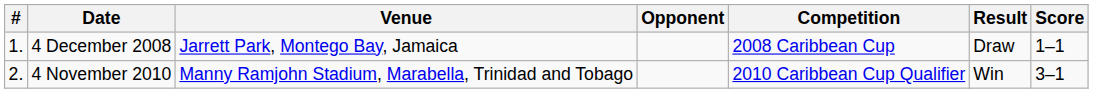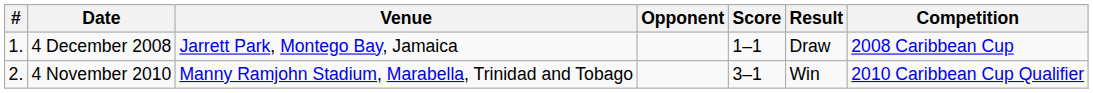columns swapped: (1060, 18) <-> (849, 18)
